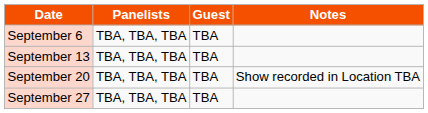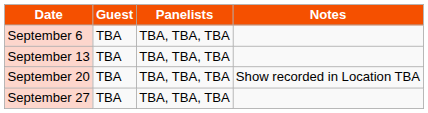columns swapped: (211, 14) <-> (141, 14)
